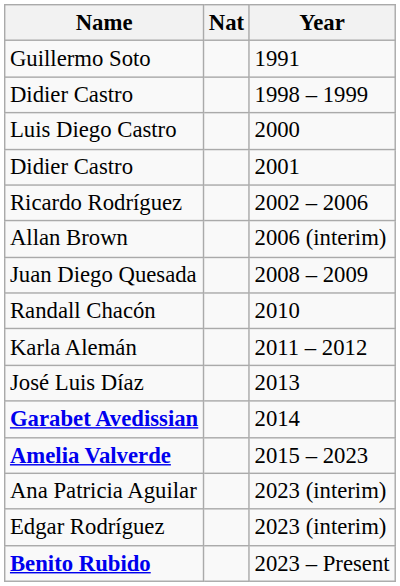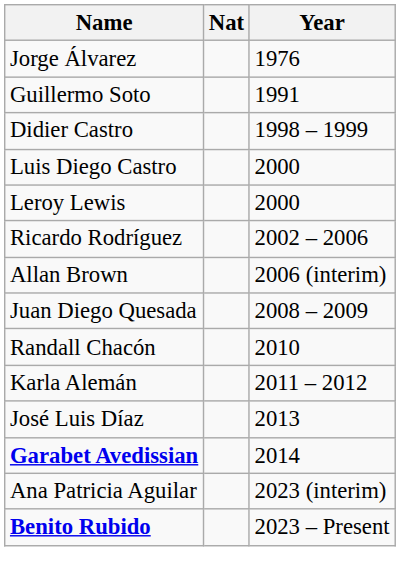+ row: (73, 58)
+ row: (68, 202)
- row: (71, 166)
- row: (90, 454)
- row: (87, 526)
